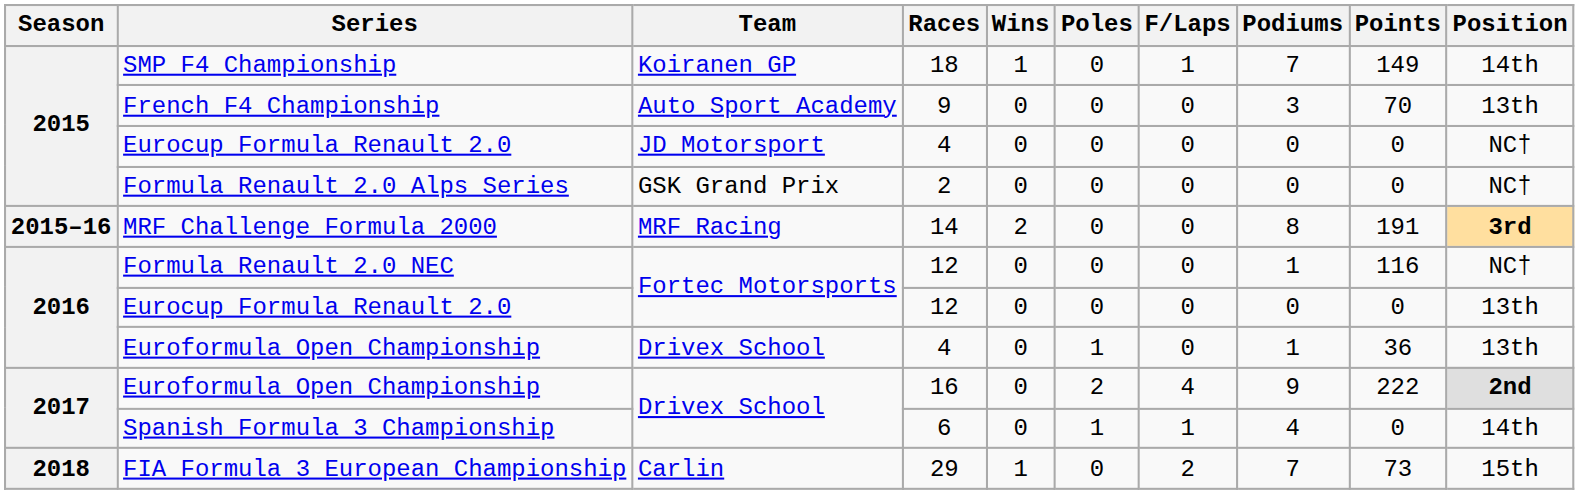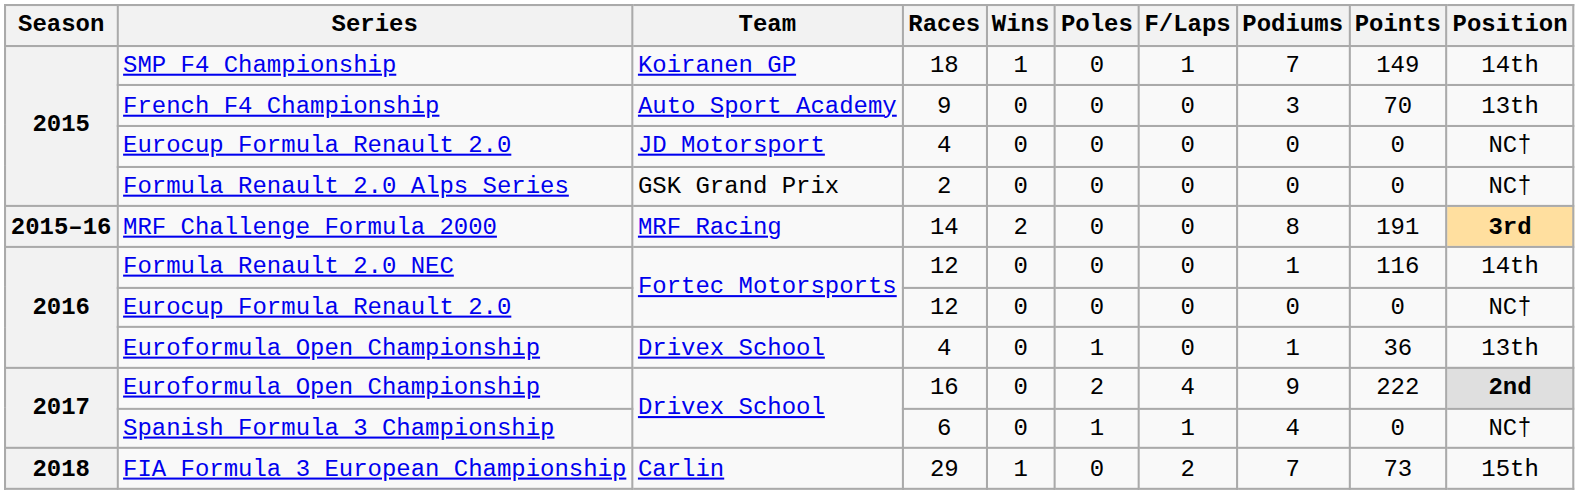(1510, 267) NC† -> (1510, 267) 14th
(1510, 307) 13th -> (1510, 307) NC†
(1510, 428) 14th -> (1510, 428) NC†
